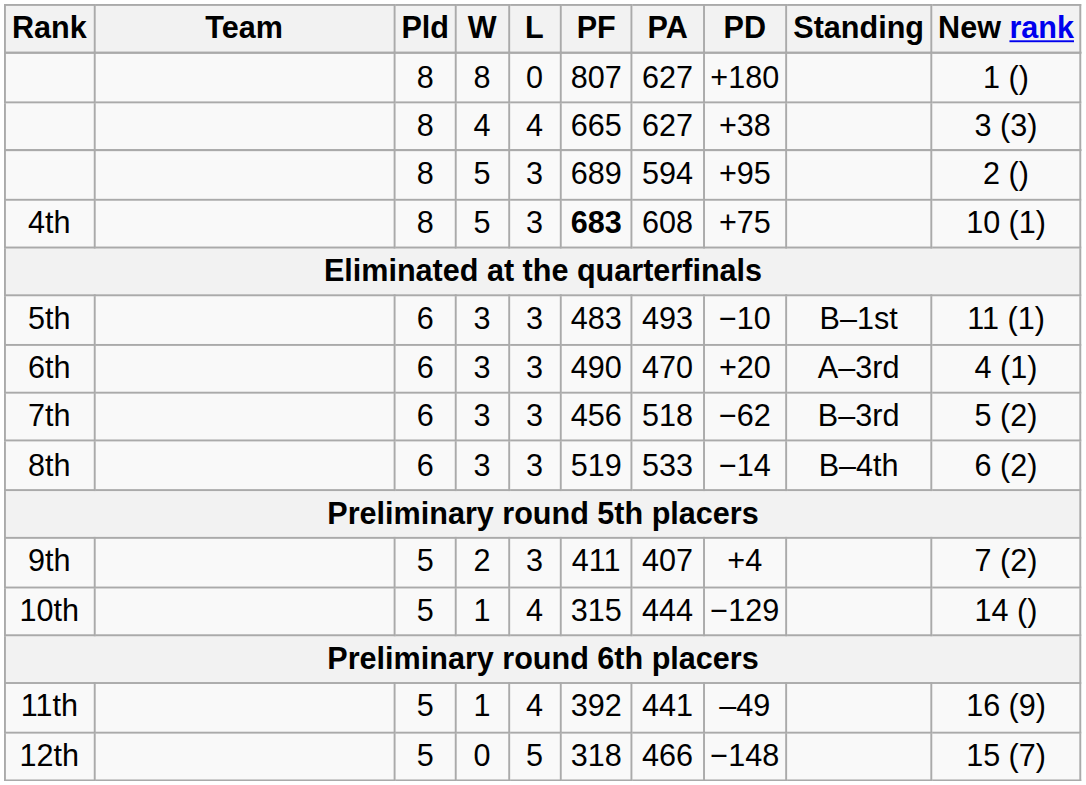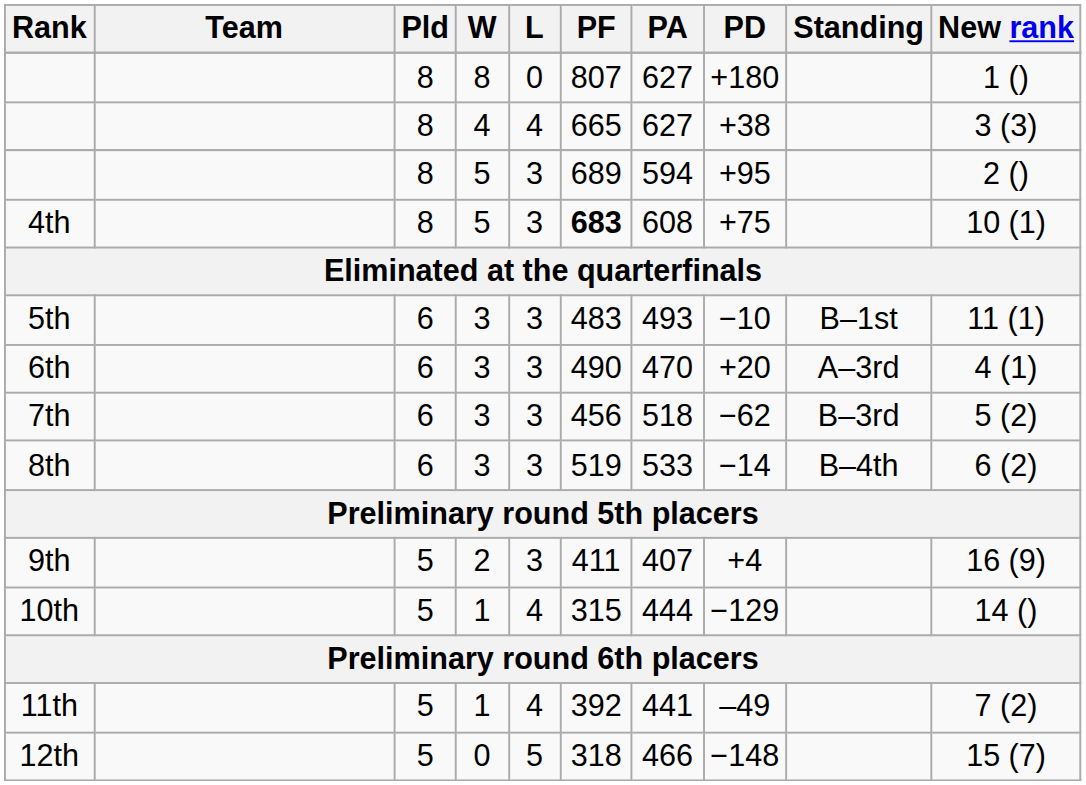(1006, 561) 7 (2) -> (1006, 561) 16 (9)
(1006, 707) 16 (9) -> (1006, 707) 7 (2)
